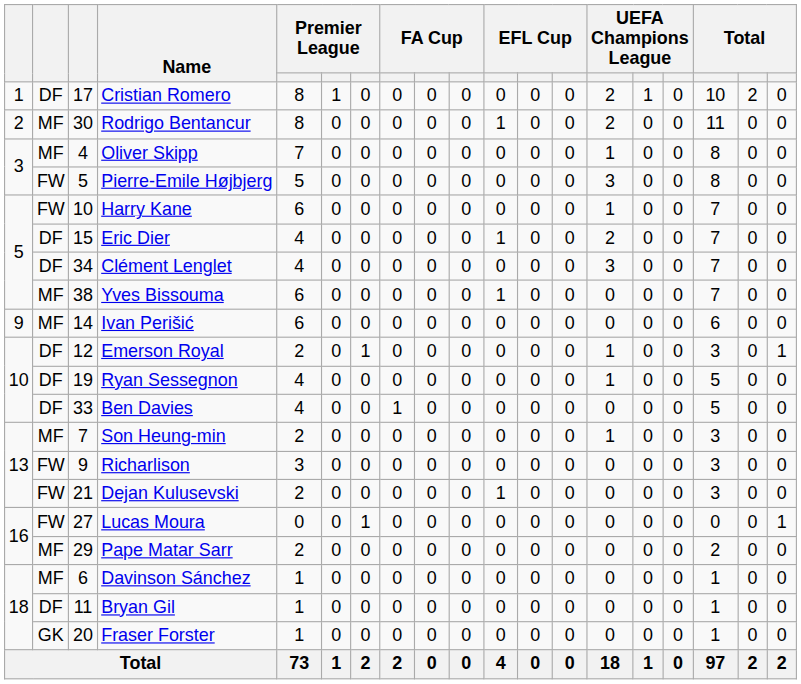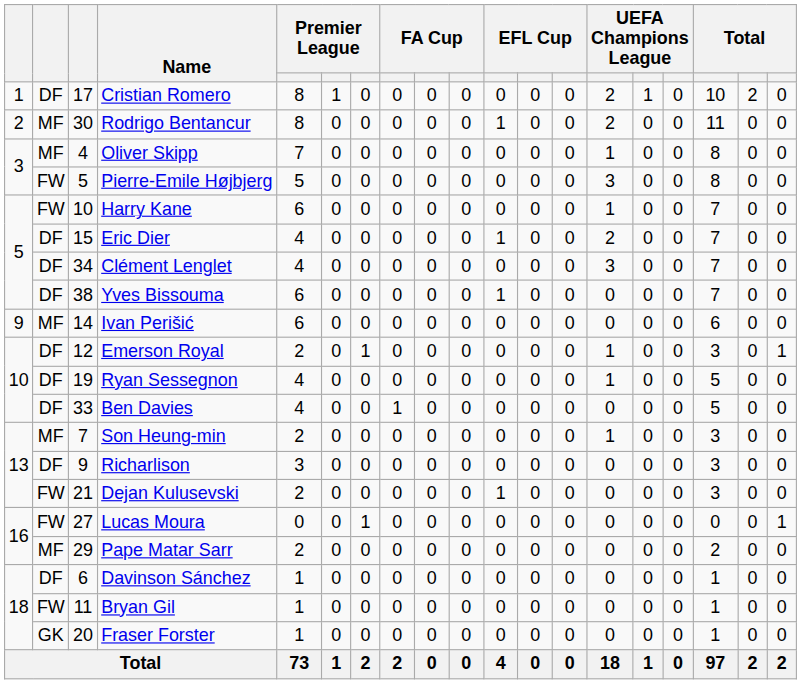(51, 294) MF -> (51, 294) DF
(51, 465) FW -> (51, 465) DF
(51, 578) MF -> (51, 578) DF
(51, 607) DF -> (51, 607) FW
